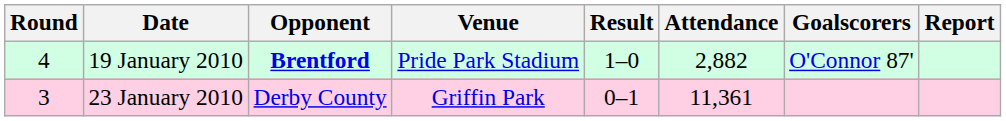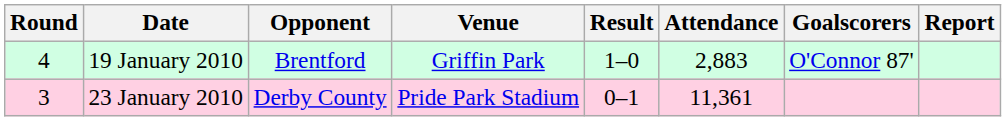(320, 60) bold -> (320, 60) normal
(488, 60) Pride Park Stadium -> (488, 60) Griffin Park
(721, 60) 2,882 -> (721, 60) 2,883
(488, 97) Griffin Park -> (488, 97) Pride Park Stadium
